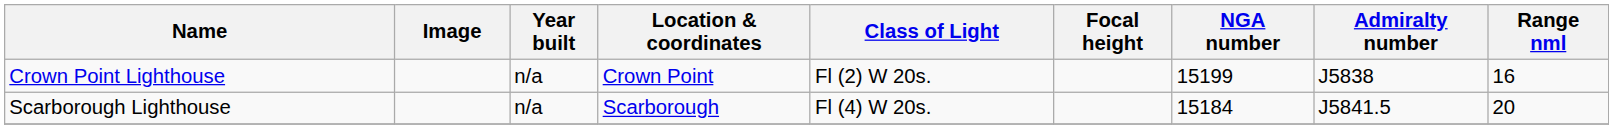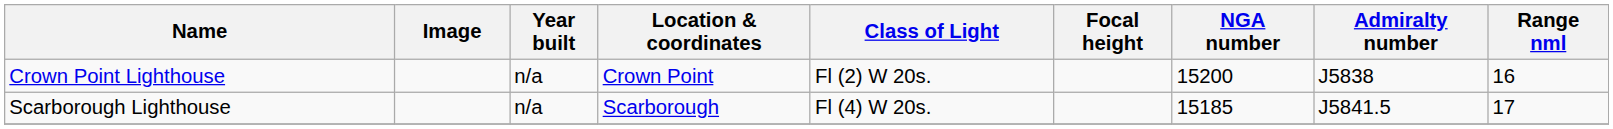(1205, 75) 15199 -> (1205, 75) 15200
(1205, 107) 15184 -> (1205, 107) 15185
(1504, 107) 20 -> (1504, 107) 17
